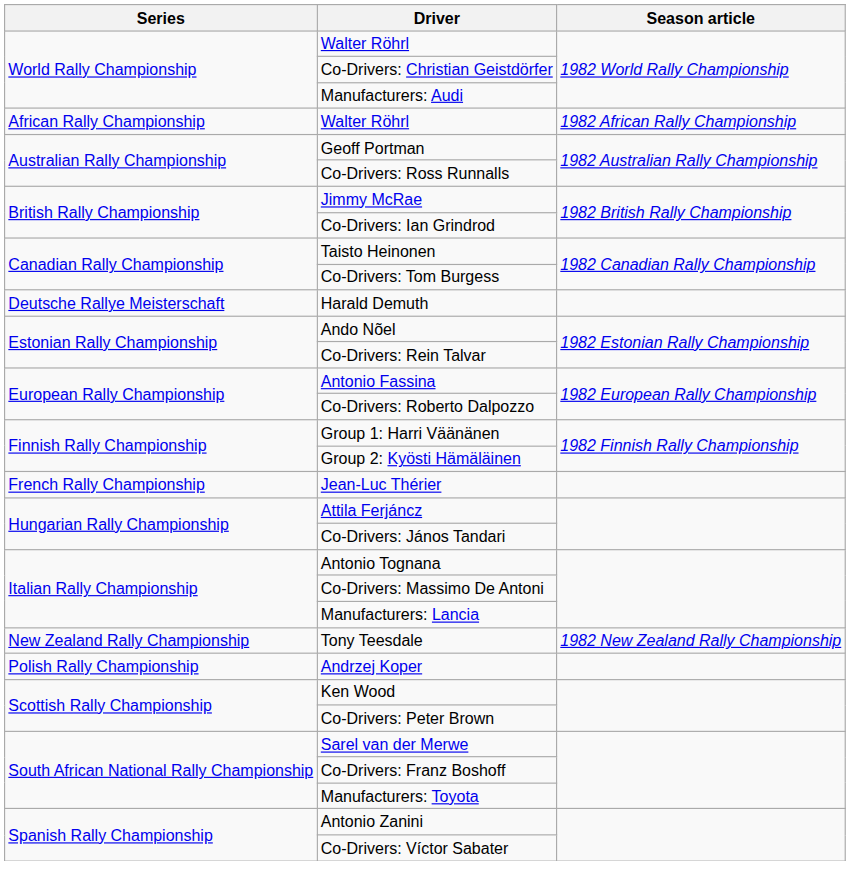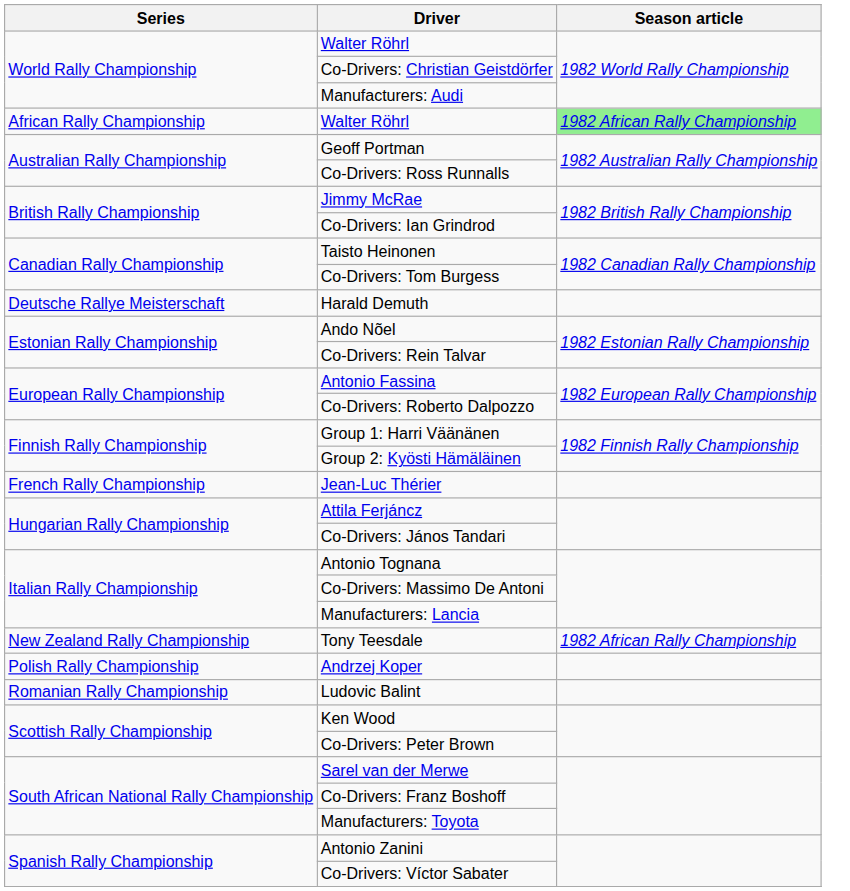(678, 121) no background -> (678, 121) lightgreen background
(701, 640) 1982 New Zealand Rally Championship -> (678, 640) 1982 African Rally Championship
+ row: (118, 692)
